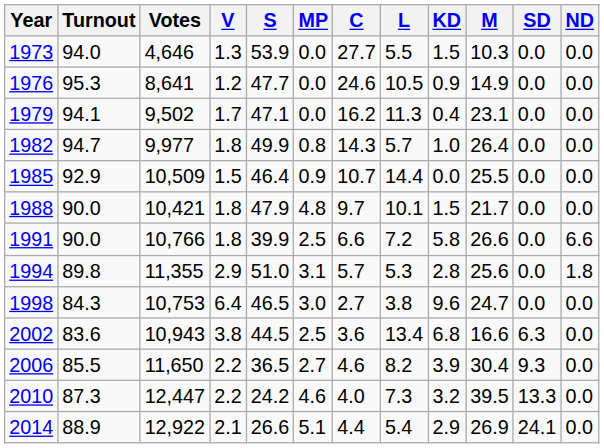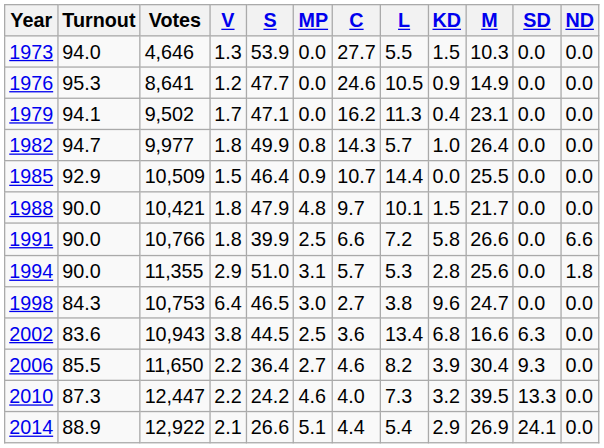(82, 271) 89.8 -> (82, 271) 90.0
(270, 365) 36.5 -> (270, 365) 36.4
